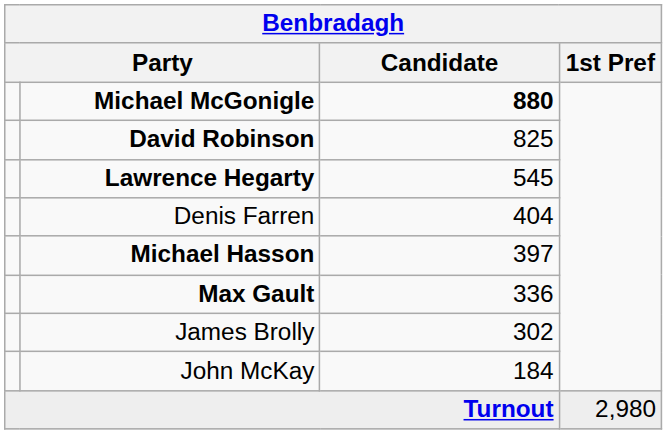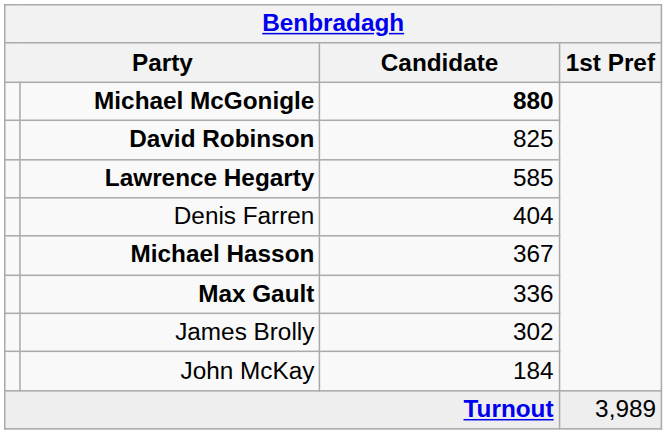(533, 178) 545 -> (533, 178) 585
(533, 255) 397 -> (533, 255) 367
(626, 409) 2,980 -> (626, 409) 3,989
